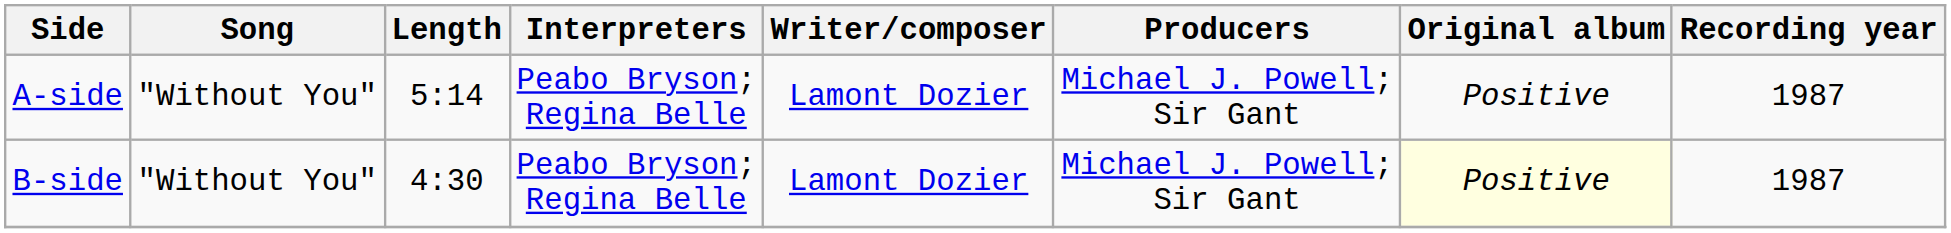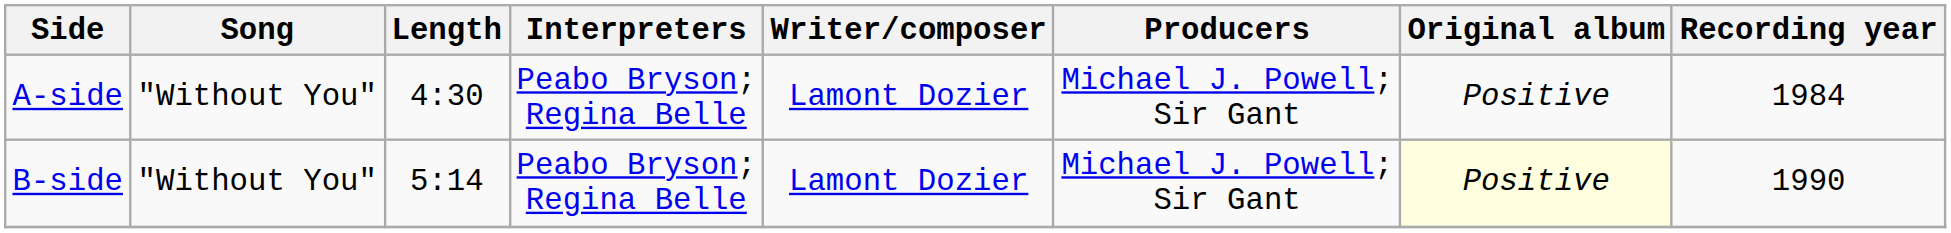(447, 98) 5:14 -> (447, 98) 4:30
(1809, 98) 1987 -> (1809, 98) 1984
(447, 183) 4:30 -> (447, 183) 5:14
(1809, 183) 1987 -> (1809, 183) 1990
